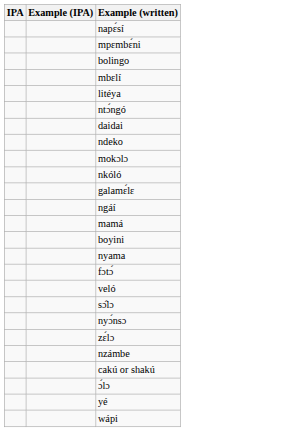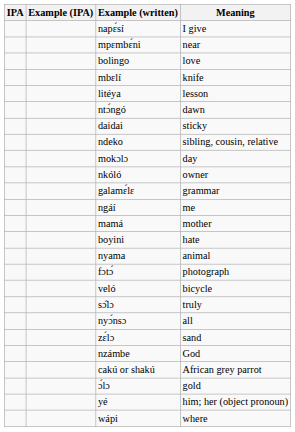+ column: (235, 12)
